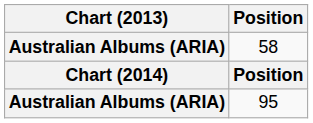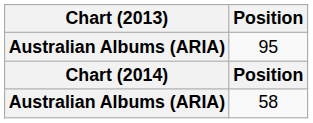rows swapped: (268, 103) <-> (268, 46)
